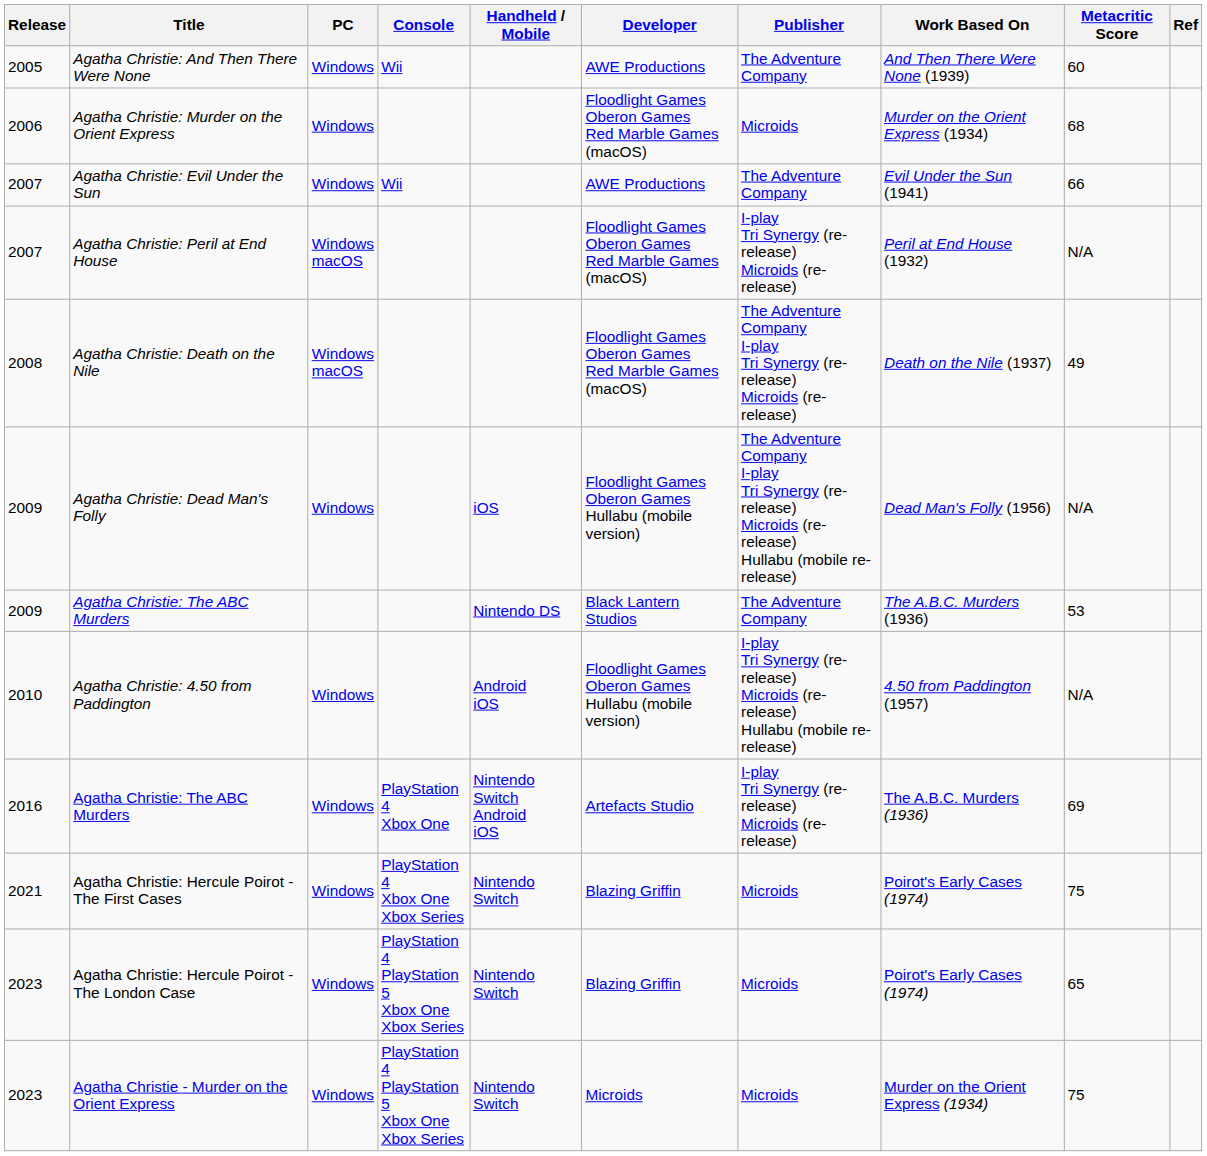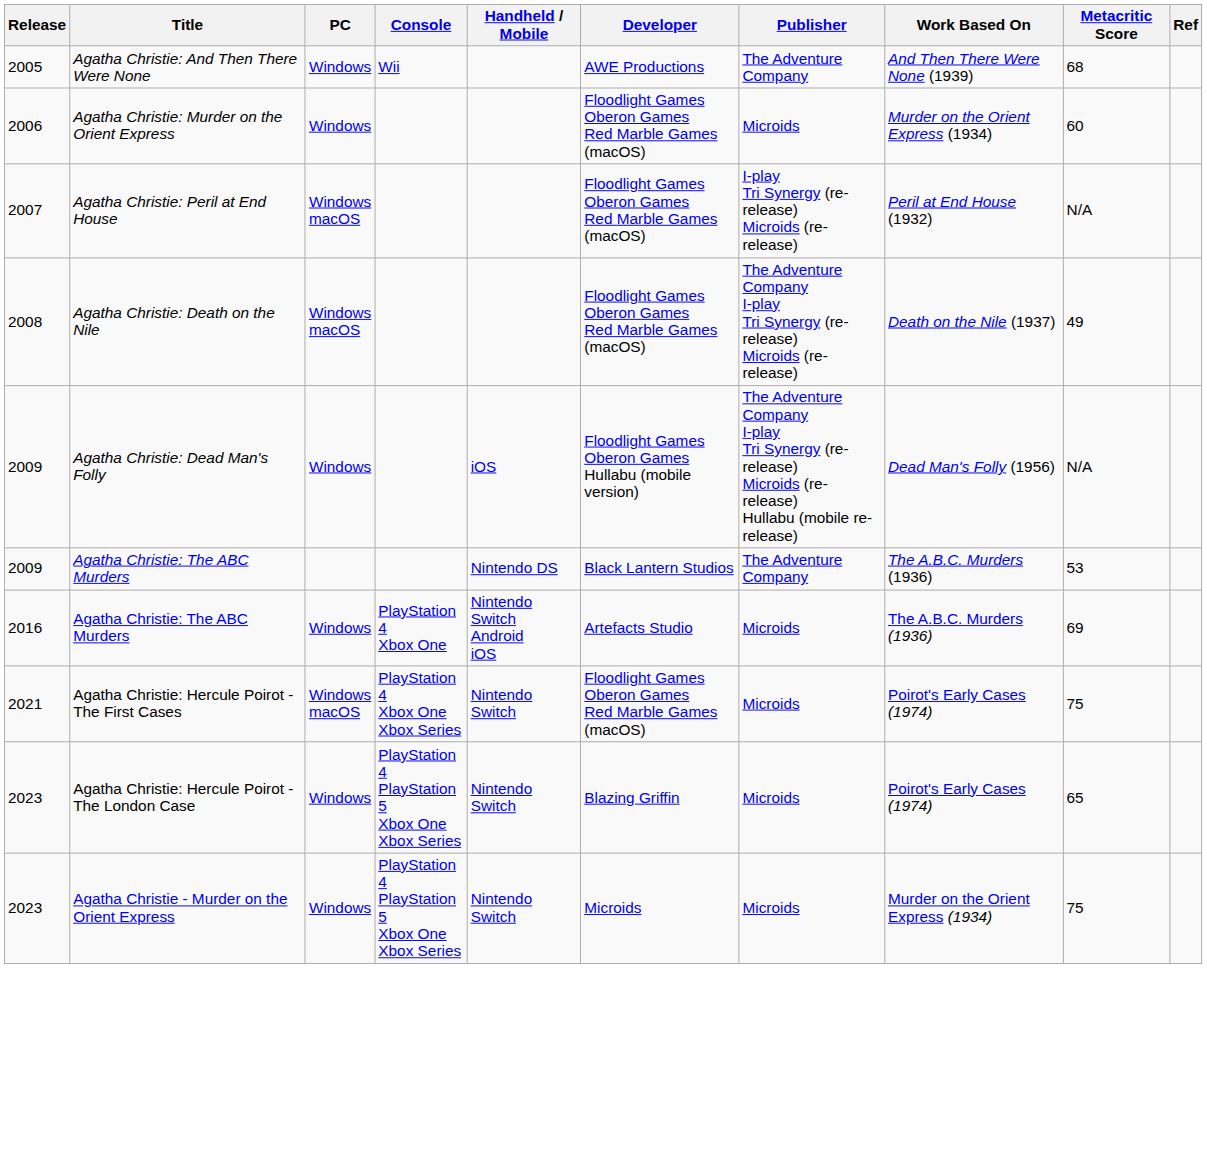(1076, 66) 60 -> (1075, 66) 68
(1076, 125) 68 -> (1075, 125) 60
- row: (25, 184)
- row: (25, 695)
(794, 806) I-play Tri Synergy (re-release) Microids (re-release) -> (771, 627) Microids
(343, 890) Windows -> (340, 704) Windows macOS
(633, 890) Blazing Griffin -> (651, 704) Floodlight Games Oberon Games Red Marble Games (macOS)
